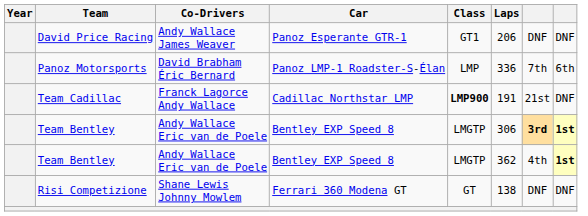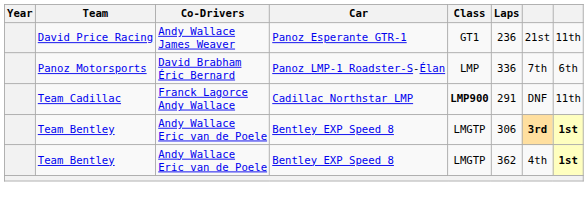(507, 37) 206 -> (507, 37) 236
(537, 37) DNF -> (537, 37) 21st
(565, 37) DNF -> (568, 37) 11th
(507, 99) 191 -> (507, 99) 291
(537, 99) 21st -> (537, 99) DNF
(565, 99) DNF -> (568, 99) 11th
- row: (92, 190)
